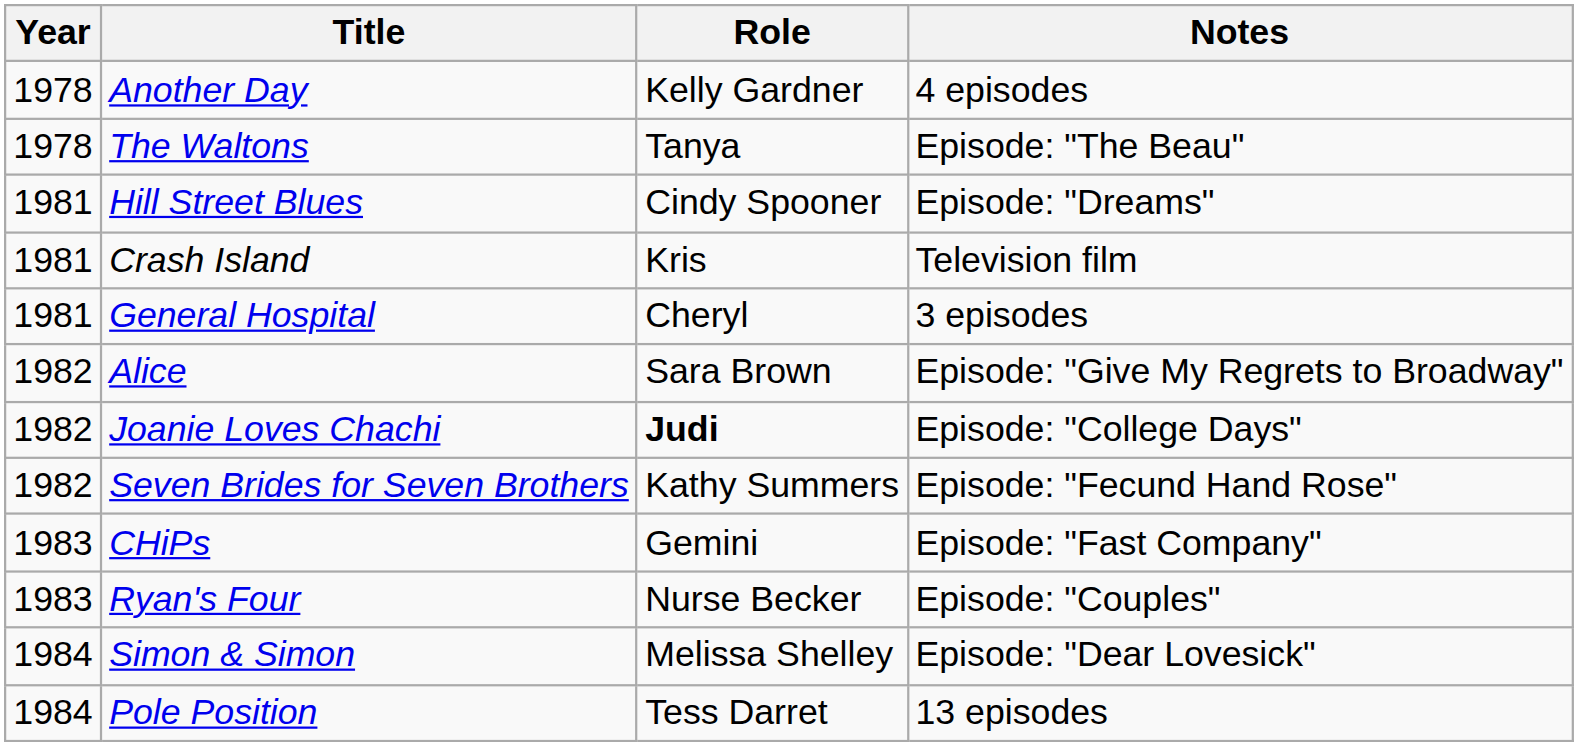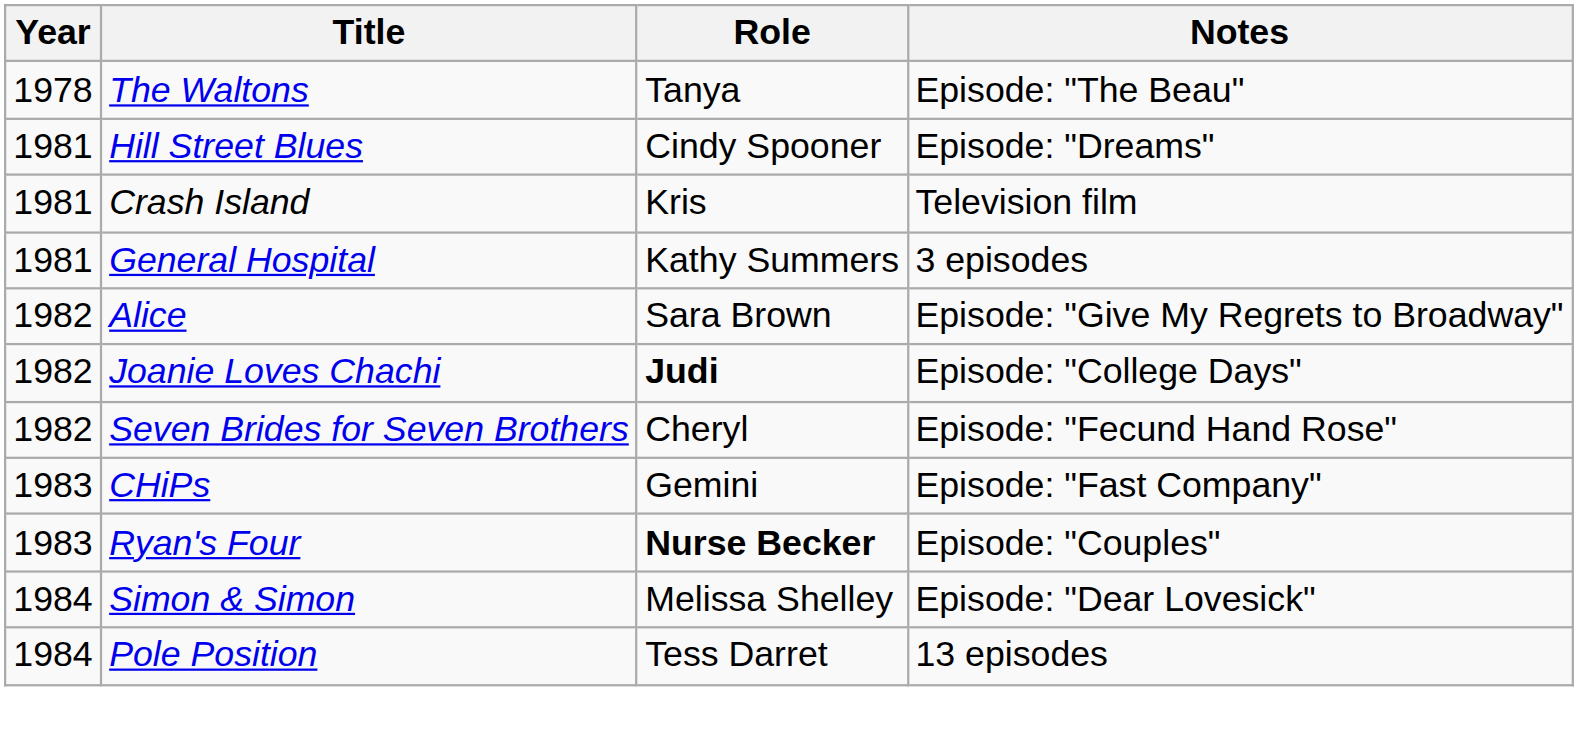- row: (208, 89)
(697, 315) Cheryl -> (772, 259) Kathy Summers
(772, 485) Kathy Summers -> (697, 428) Cheryl
(753, 598) normal -> (760, 542) bold
